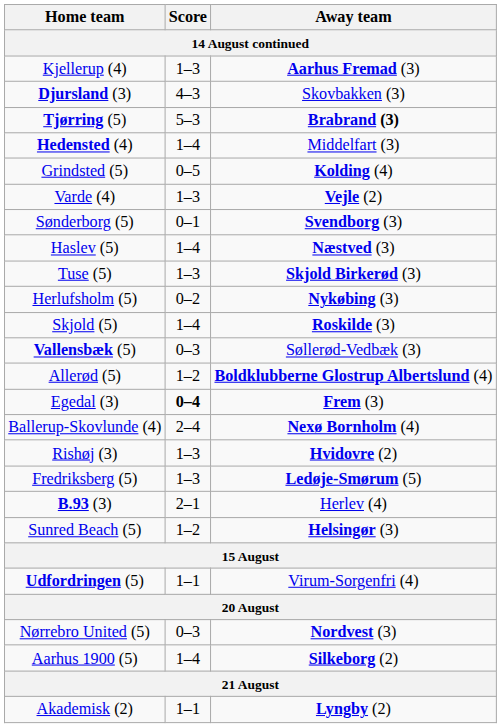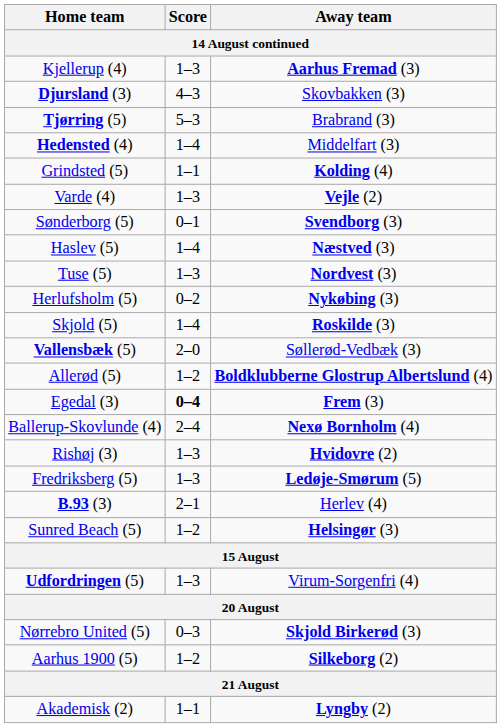(353, 119) bold -> (353, 119) normal
(188, 171) 0–5 -> (188, 171) 1–1
(353, 273) Skjold Birkerød (3) -> (353, 273) Nordvest (3)
(188, 350) 0–3 -> (188, 350) 2–0
(188, 581) 1–1 -> (188, 581) 1–3
(353, 632) Nordvest (3) -> (353, 632) Skjold Birkerød (3)
(188, 658) 1–4 -> (188, 658) 1–2
